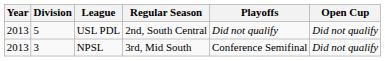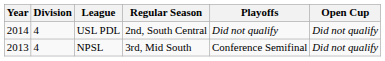(18, 30) 2013 -> (18, 30) 2014
(36, 30) 5 -> (36, 30) 4
(36, 47) 3 -> (36, 47) 4
